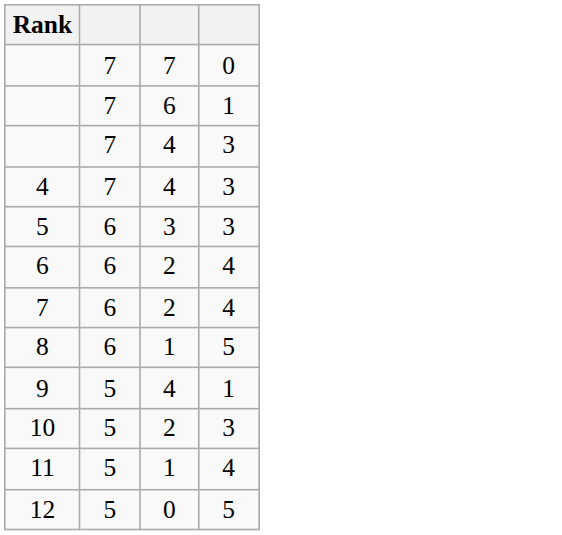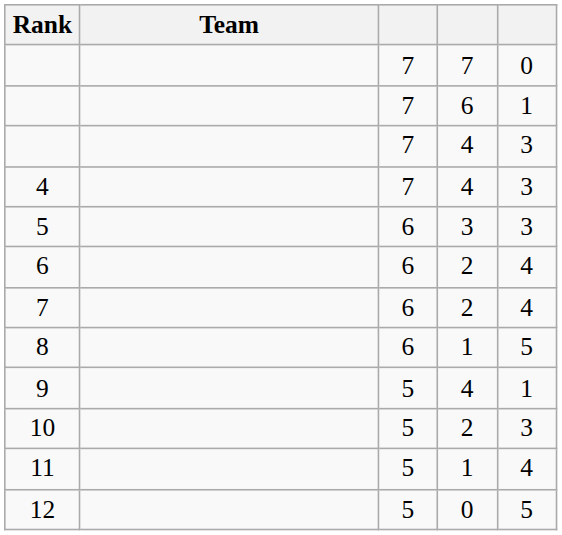+ column: (229, 24)
